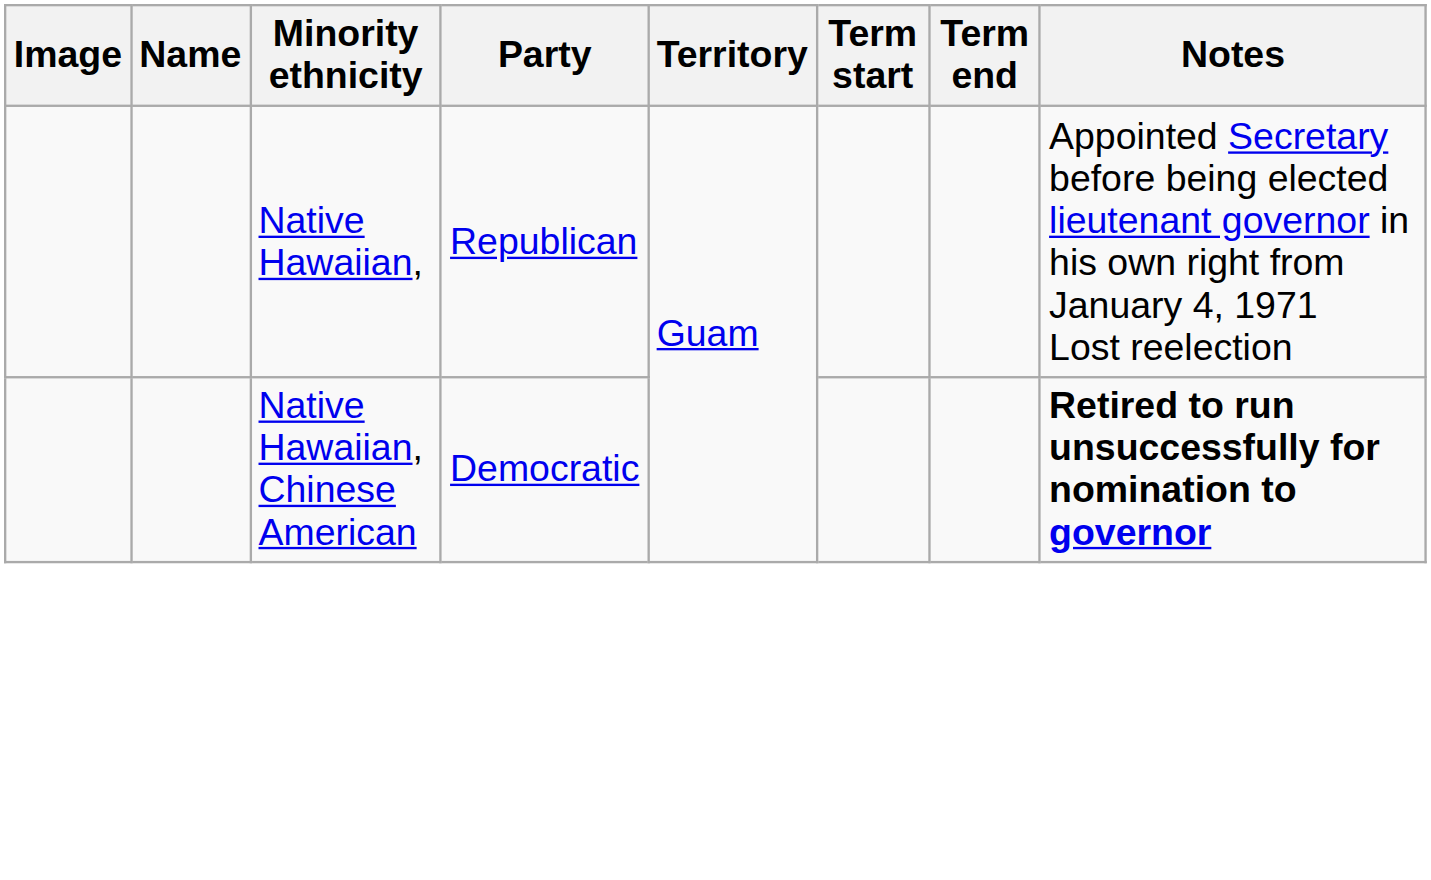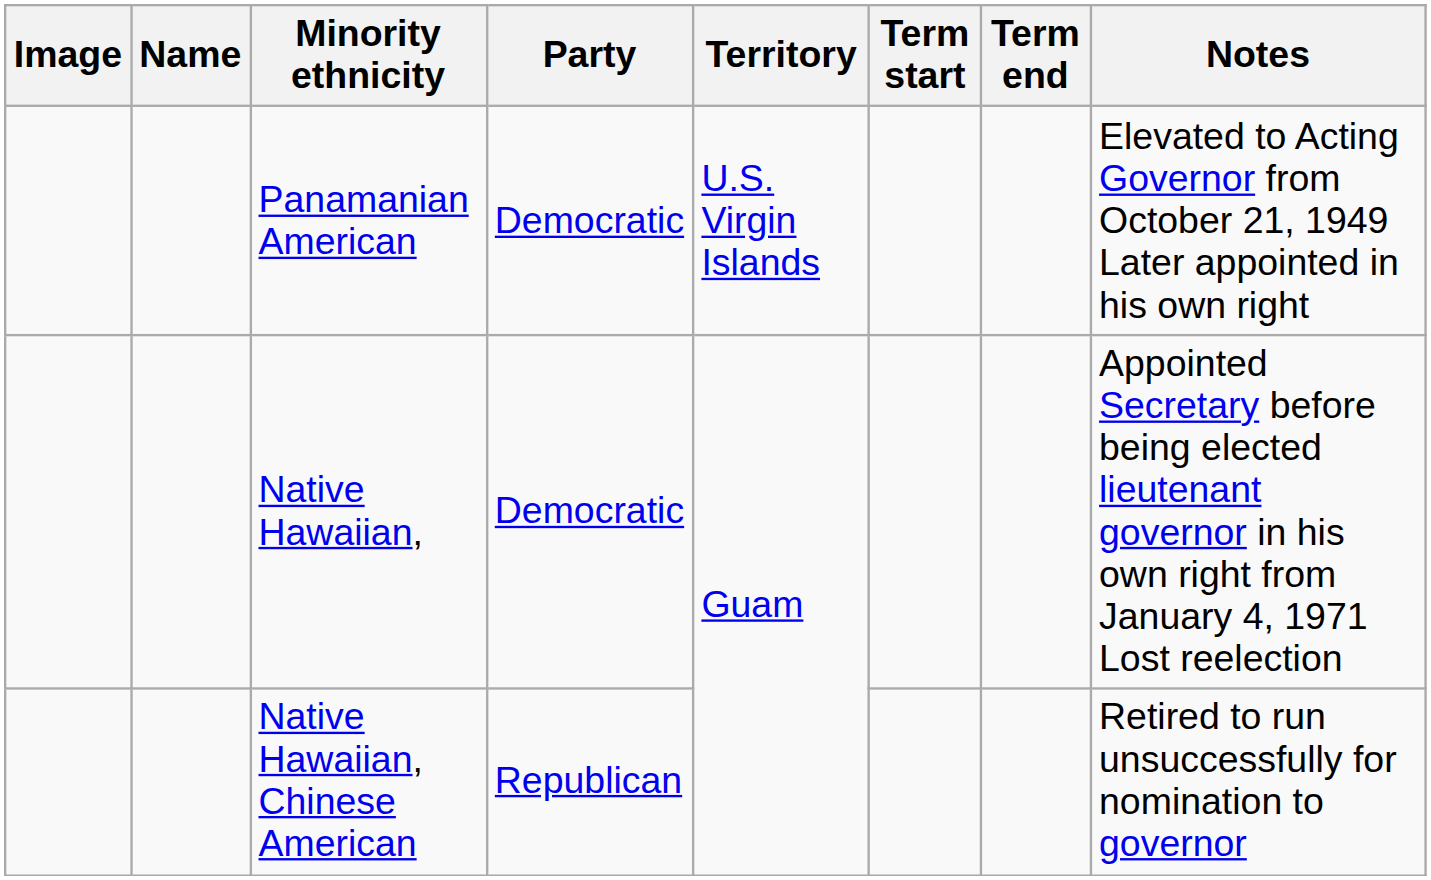+ row: (364, 219)
(544, 240) Republican -> (589, 510) Democratic
(545, 468) Democratic -> (588, 780) Republican
(1214, 468) bold -> (1248, 780) normal
